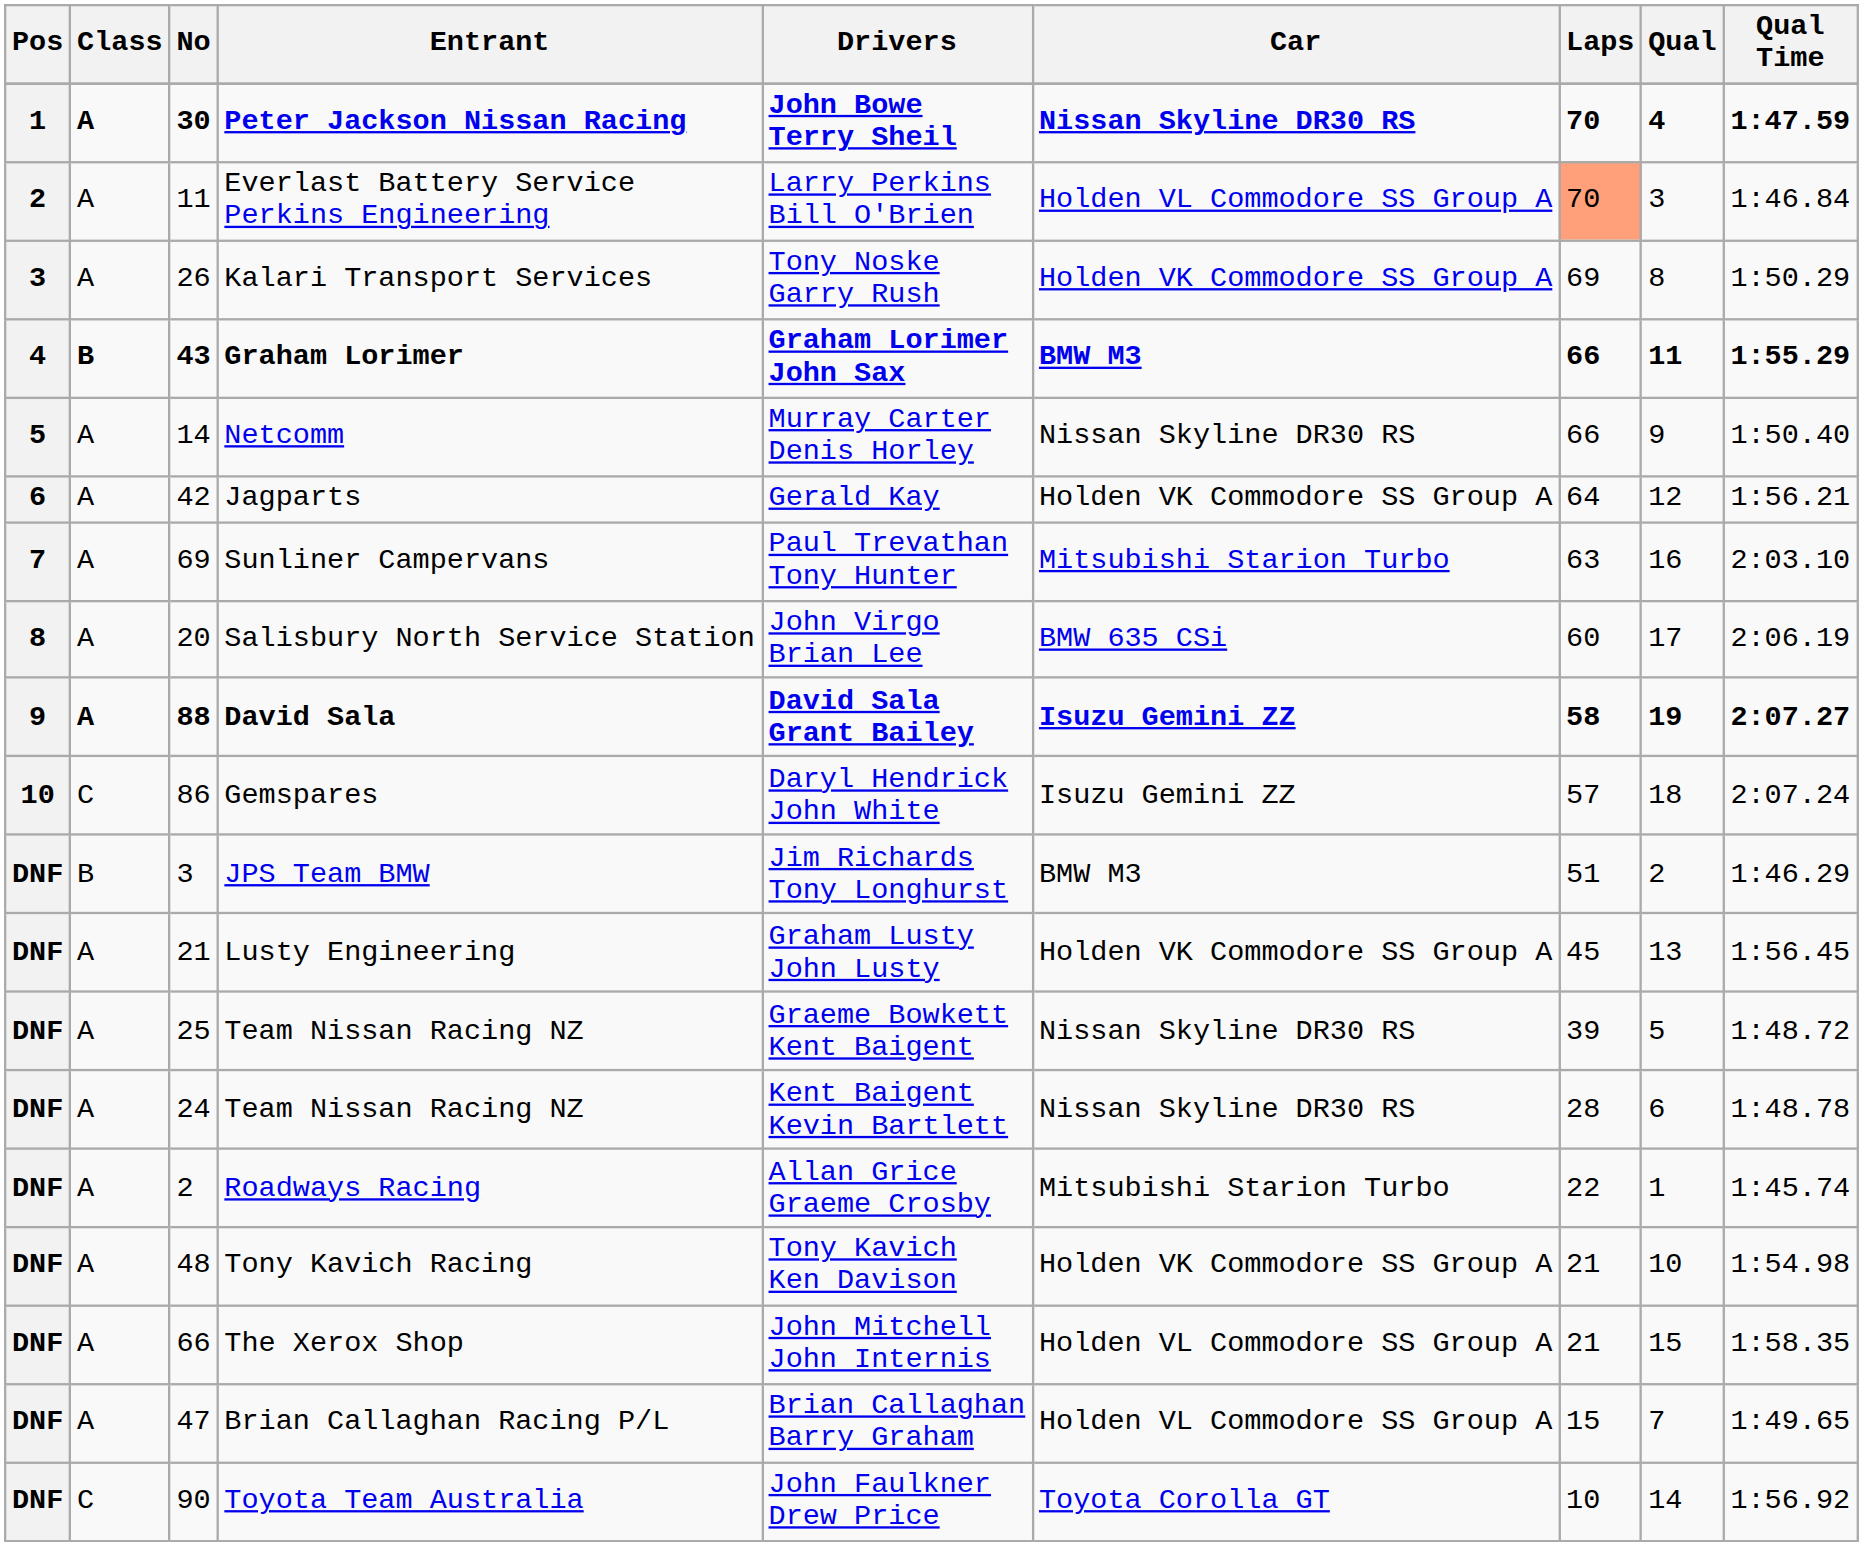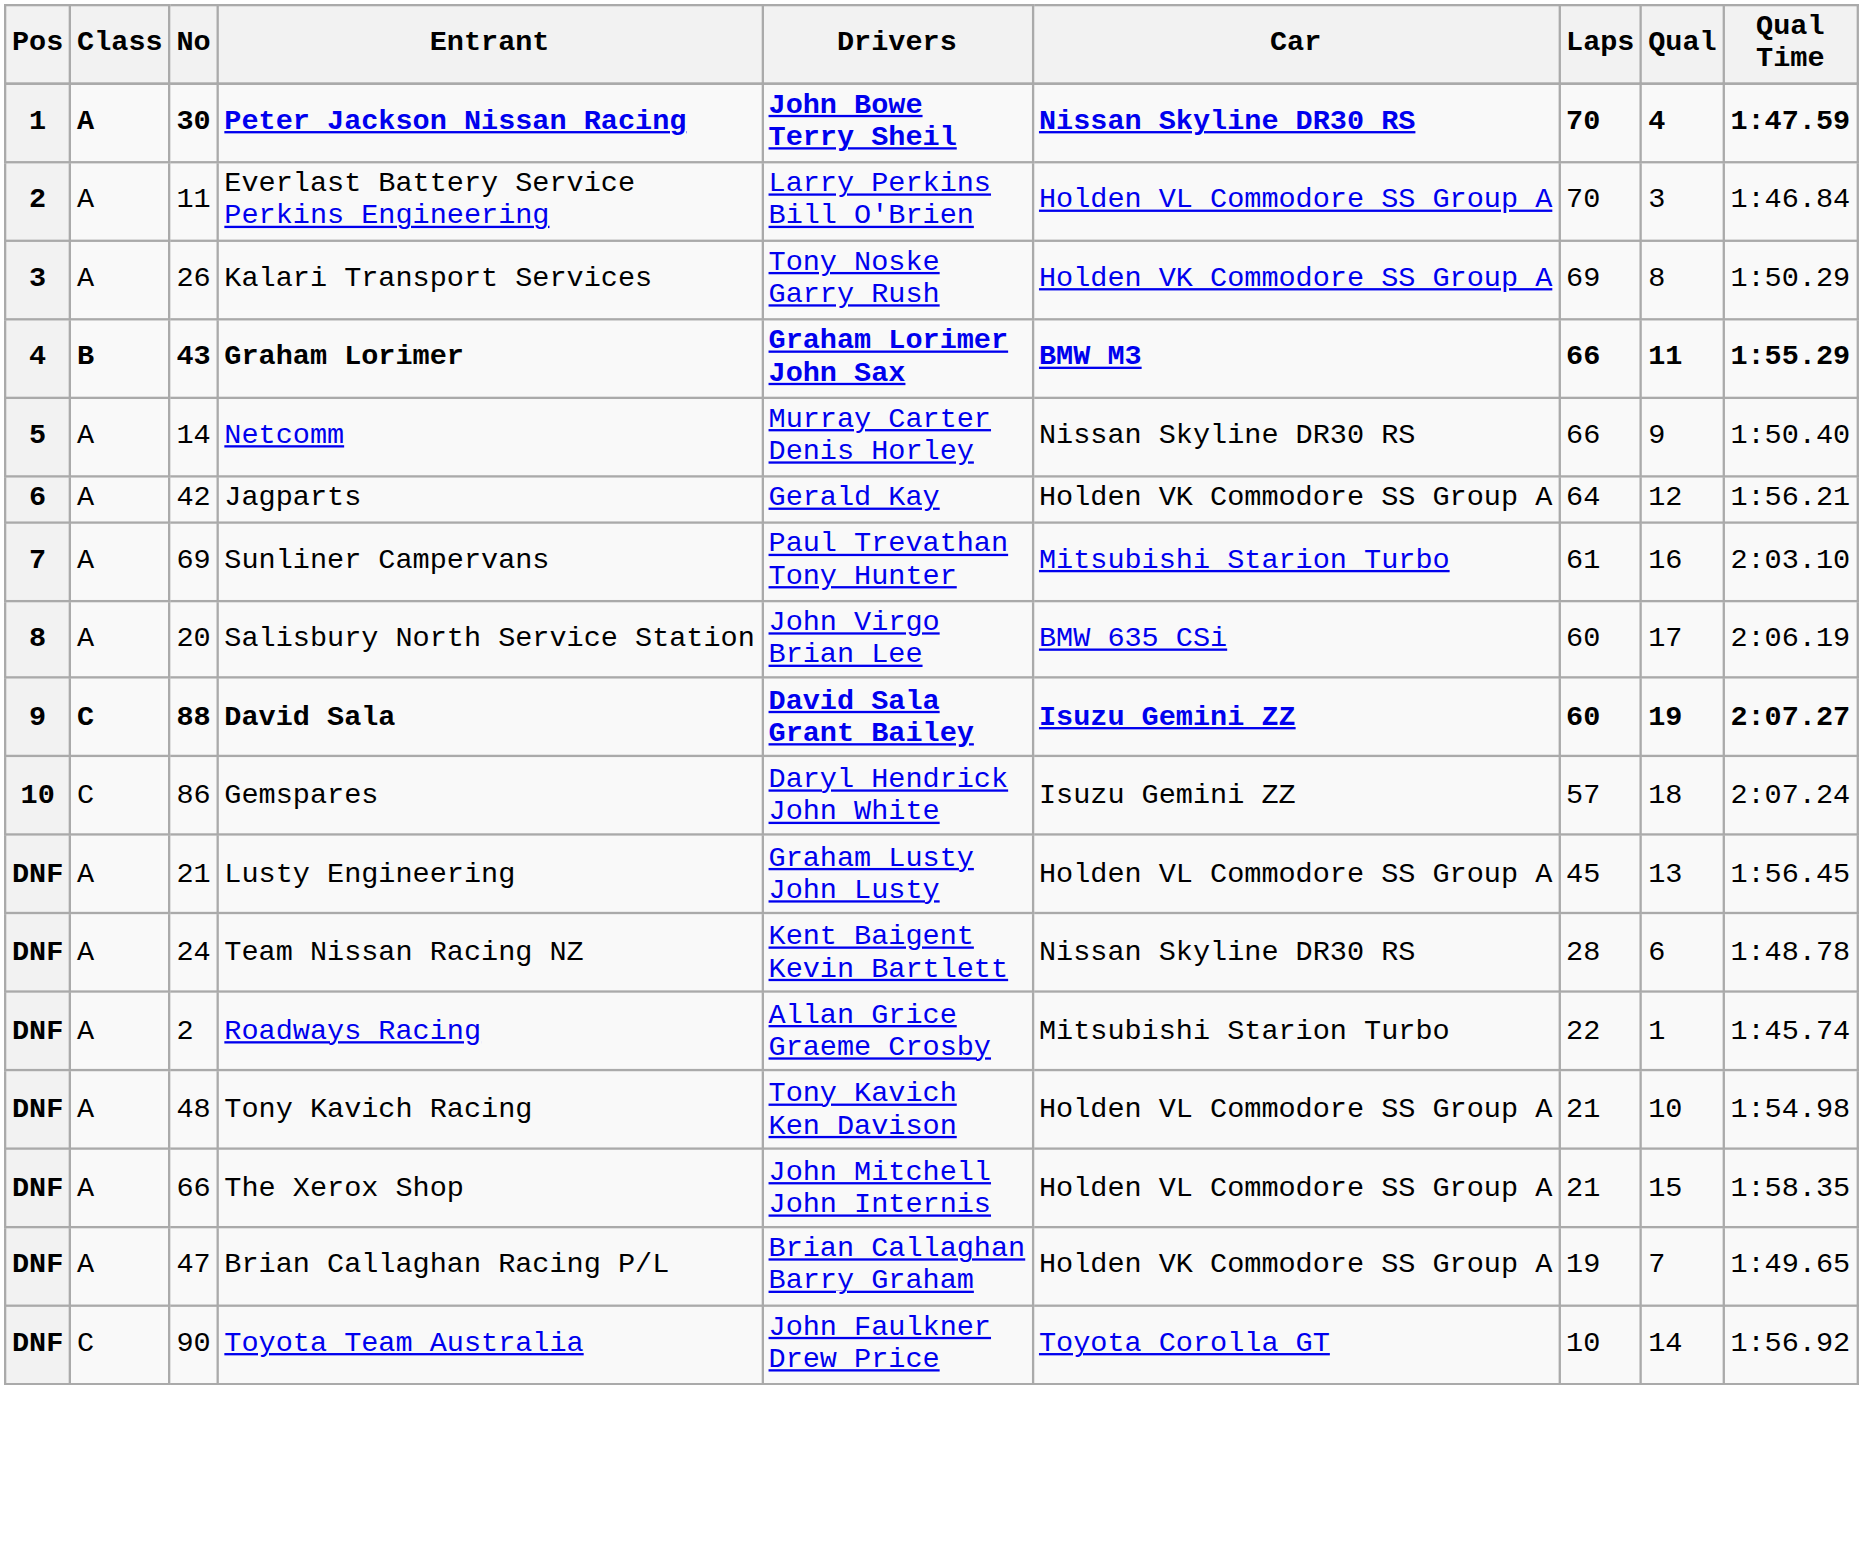(1583, 201) lightsalmon background -> (1583, 201) no background
(1583, 561) 63 -> (1583, 561) 61
(86, 718) A -> (86, 718) C
(1583, 718) 58 -> (1583, 718) 60
- row: (185, 875)
(1296, 953) Holden VK Commodore SS Group A -> (1296, 875) Holden VL Commodore SS Group A
- row: (194, 1031)
(1296, 1267) Holden VK Commodore SS Group A -> (1296, 1110) Holden VL Commodore SS Group A
(1296, 1423) Holden VL Commodore SS Group A -> (1296, 1267) Holden VK Commodore SS Group A
(1583, 1423) 15 -> (1583, 1267) 19
